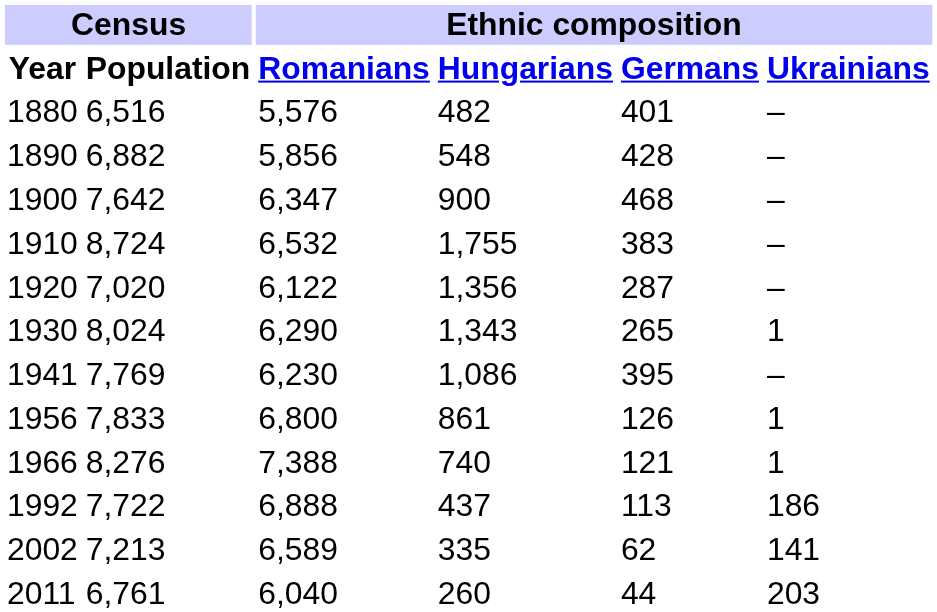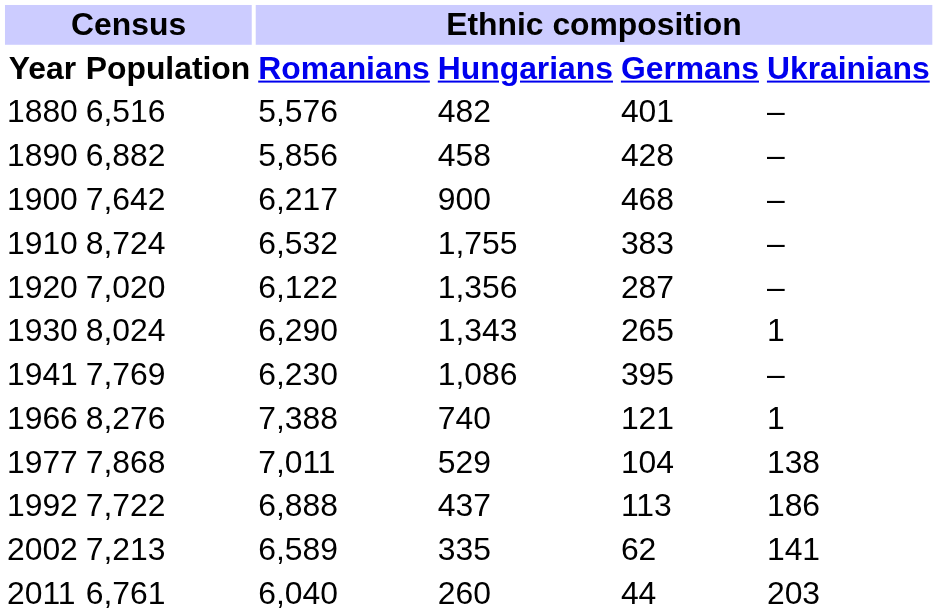(464, 155) 548 -> (464, 155) 458
(298, 199) 6,347 -> (298, 199) 6,217
- row: (42, 418)
+ row: (42, 462)
